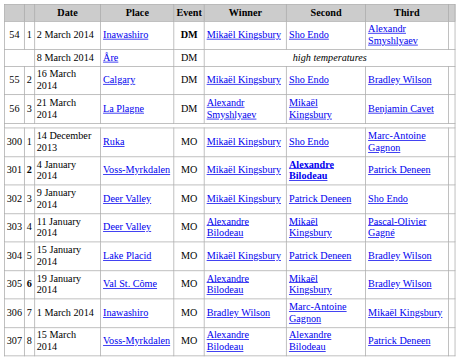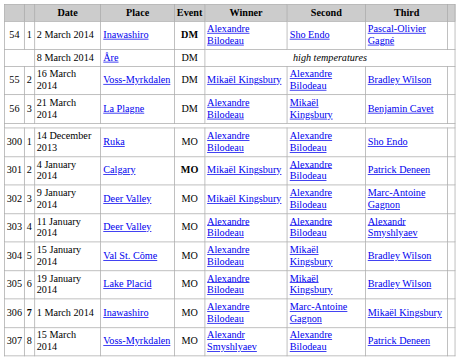(244, 35) Mikaël Kingsbury -> (228, 35) Alexandre Bilodeau
(393, 35) Alexandr Smyshlyaev -> (397, 35) Pascal-Olivier Gagné
(119, 80) Calgary -> (137, 80) Voss-Myrkdalen
(309, 80) Sho Endo -> (311, 80) Alexandre Bilodeau
(232, 108) Alexandr Smyshlyaev -> (228, 108) Alexandre Bilodeau
(244, 142) Mikaël Kingsbury -> (228, 142) Alexandre Bilodeau
(309, 142) Sho Endo -> (311, 142) Alexandre Bilodeau
(397, 142) Marc-Antoine Gagnon -> (388, 142) Sho Endo
(29, 170) bold -> (29, 170) normal
(137, 170) Voss-Myrkdalen -> (119, 170) Calgary
(189, 170) normal -> (190, 170) bold
(311, 170) bold -> (311, 170) normal
(320, 199) Patrick Deneen -> (311, 199) Alexandre Bilodeau
(388, 199) Sho Endo -> (397, 199) Marc-Antoine Gagnon
(310, 227) Mikaël Kingsbury -> (311, 227) Alexandre Bilodeau
(397, 227) Pascal-Olivier Gagné -> (393, 227) Alexandr Smyshlyaev
(127, 256) Lake Placid -> (130, 256) Val St. Côme
(244, 256) Mikaël Kingsbury -> (228, 256) Alexandre Bilodeau
(320, 256) Patrick Deneen -> (311, 256) Mikaël Kingsbury
(29, 284) bold -> (29, 284) normal
(130, 284) Val St. Côme -> (127, 284) Lake Placid
(29, 313) normal -> (29, 313) bold
(238, 313) Bradley Wilson -> (228, 313) Alexandre Bilodeau
(228, 341) Alexandre Bilodeau -> (232, 341) Alexandr Smyshlyaev
